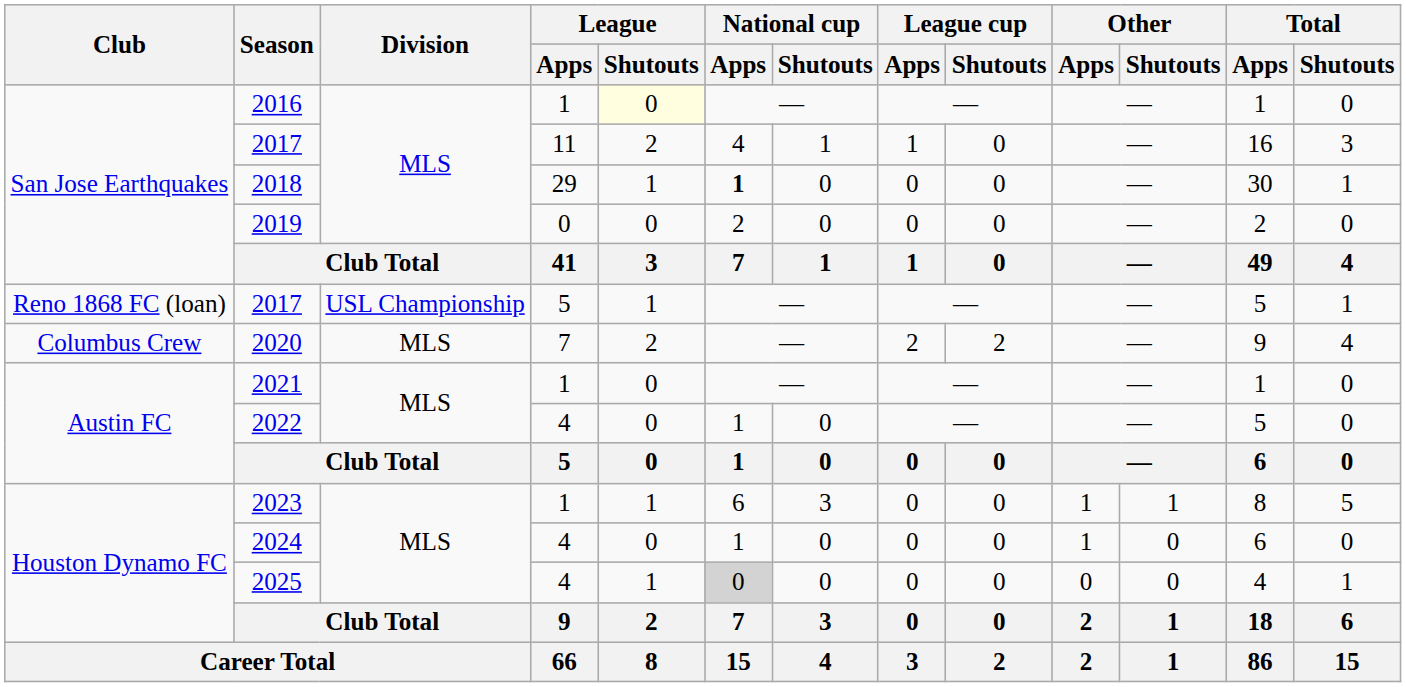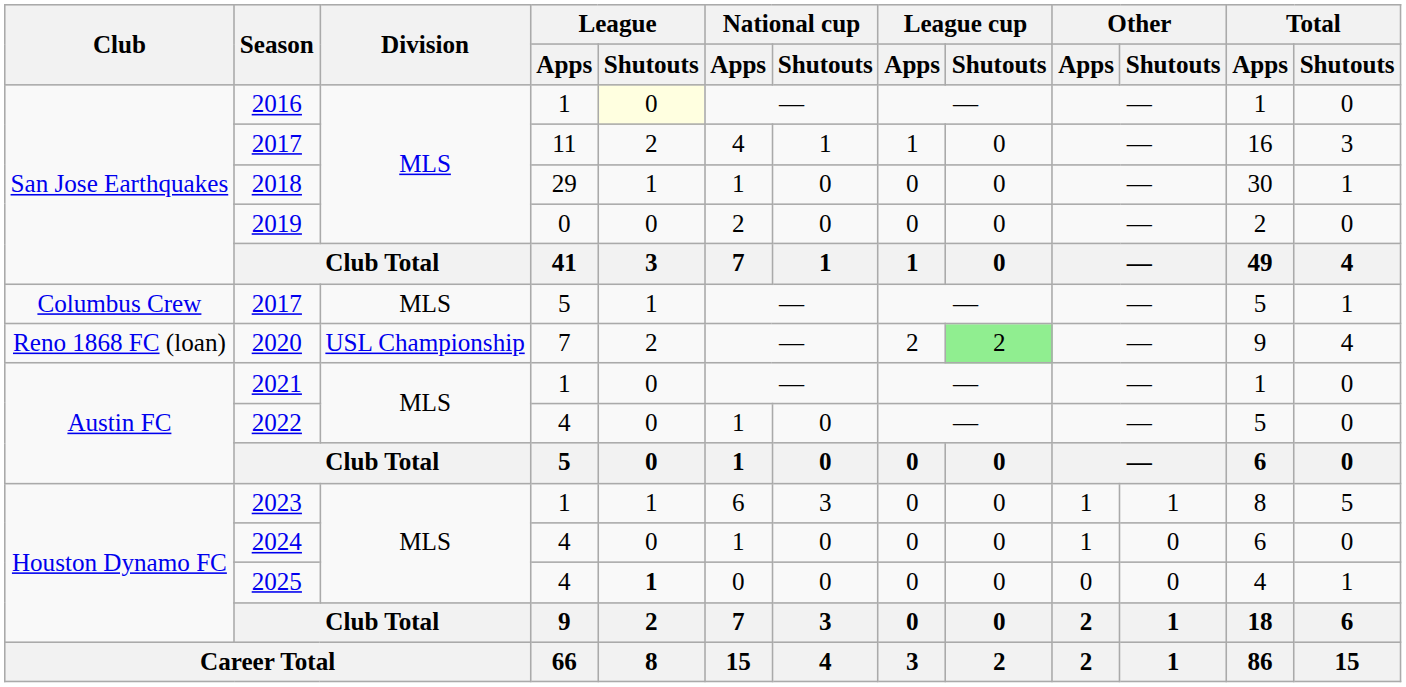(738, 183) bold -> (738, 183) normal
(119, 303) Reno 1868 FC (loan) -> (119, 303) Columbus Crew
(425, 303) USL Championship -> (425, 303) MLS
(119, 343) Columbus Crew -> (119, 343) Reno 1868 FC (loan)
(425, 343) MLS -> (425, 343) USL Championship
(999, 343) no background -> (999, 343) lightgreen background
(651, 582) normal -> (651, 582) bold
(738, 582) lightgrey background -> (738, 582) no background
